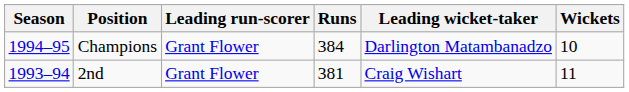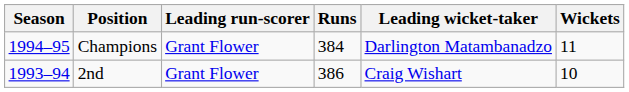(569, 45) 10 -> (568, 45) 11
(331, 73) 381 -> (331, 73) 386
(568, 73) 11 -> (569, 73) 10
